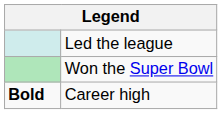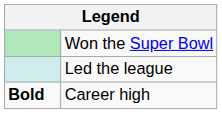rows swapped: (119, 43) <-> (139, 69)
